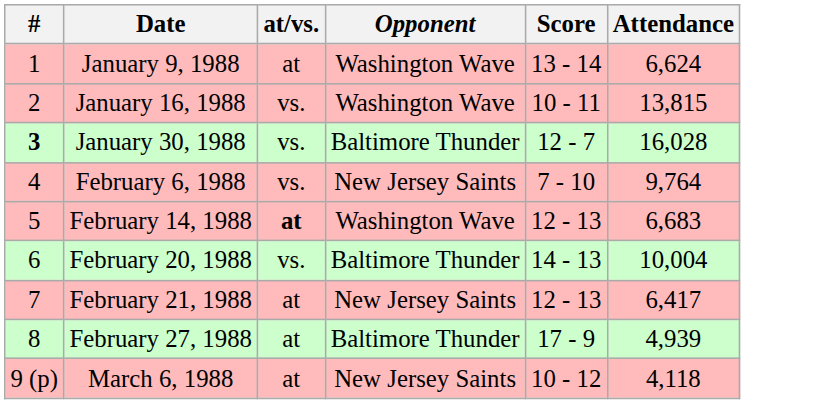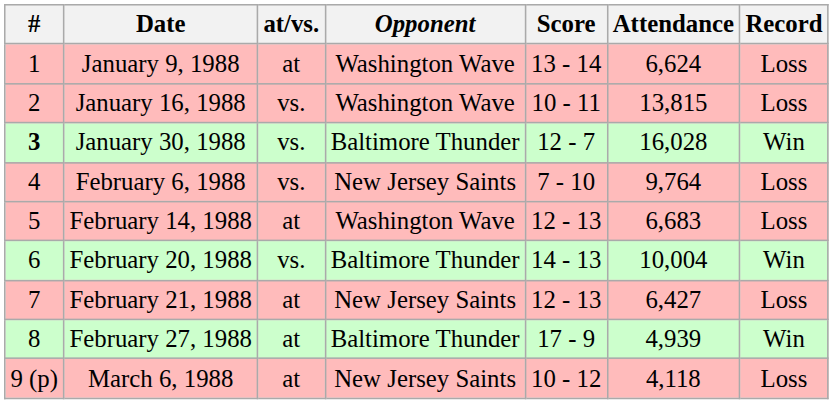+ column: (784, 24)
(291, 220) bold -> (291, 220) normal
(673, 299) 6,417 -> (673, 299) 6,427
